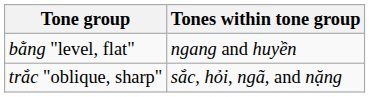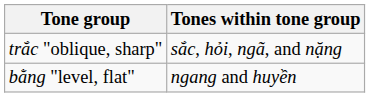rows swapped: (72, 48) <-> (86, 77)
